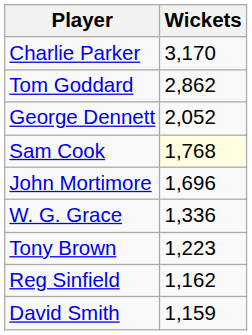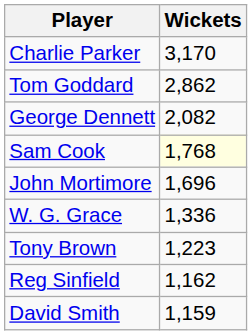(190, 118) 2,052 -> (190, 118) 2,082
